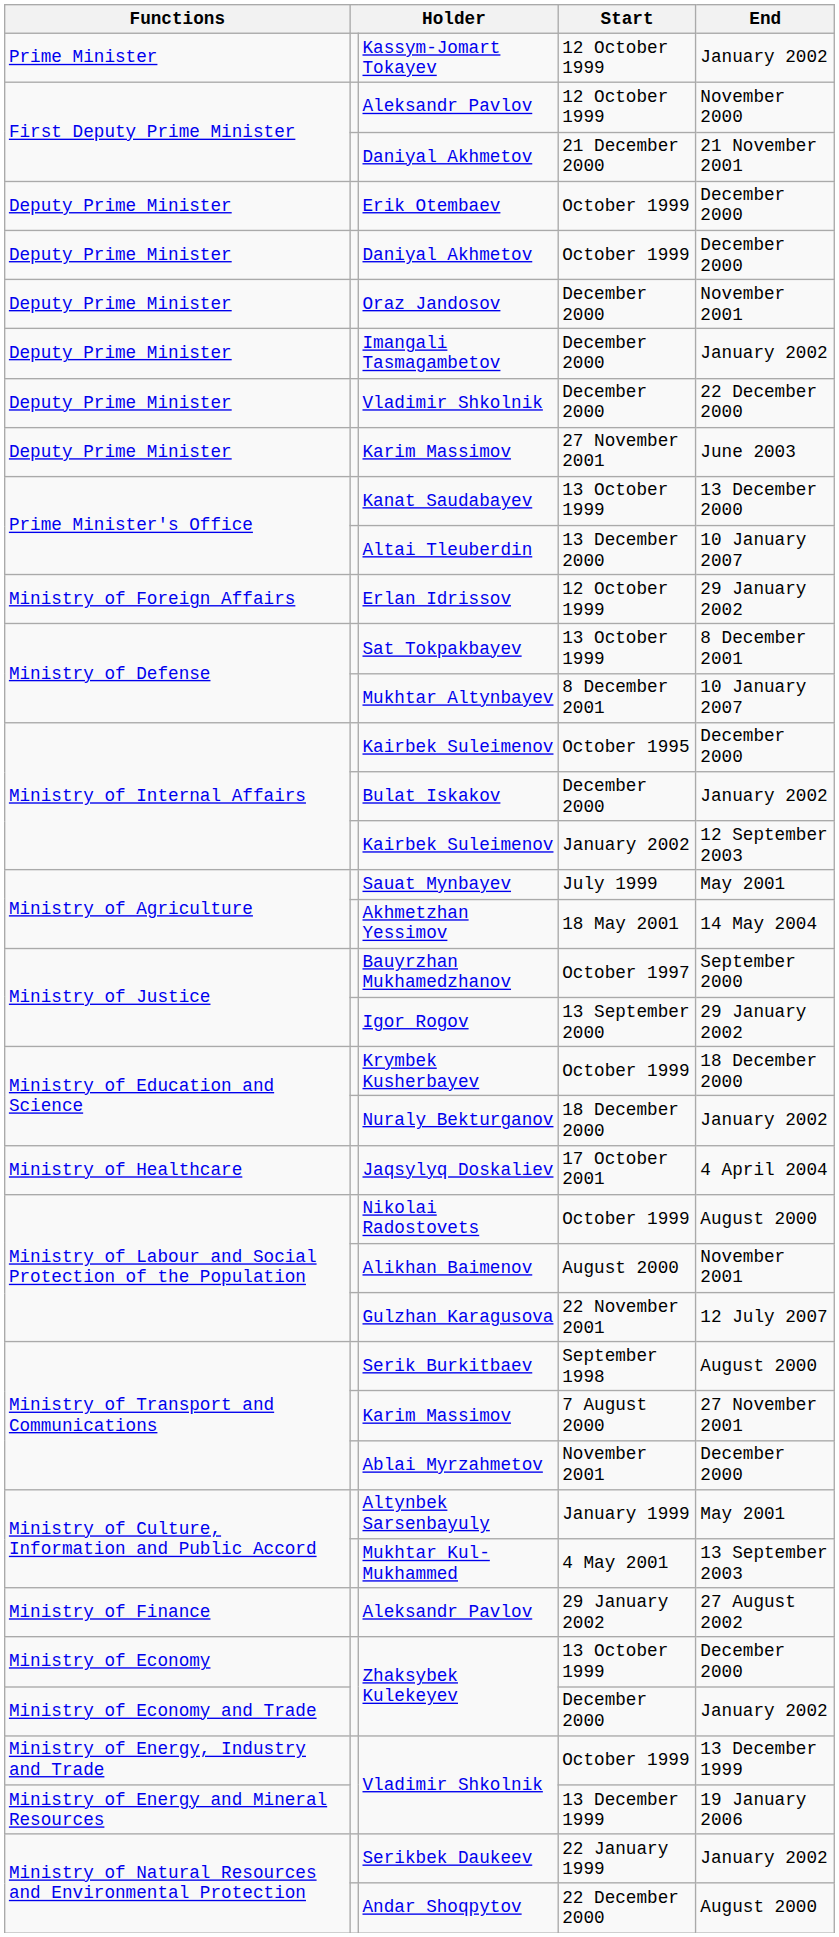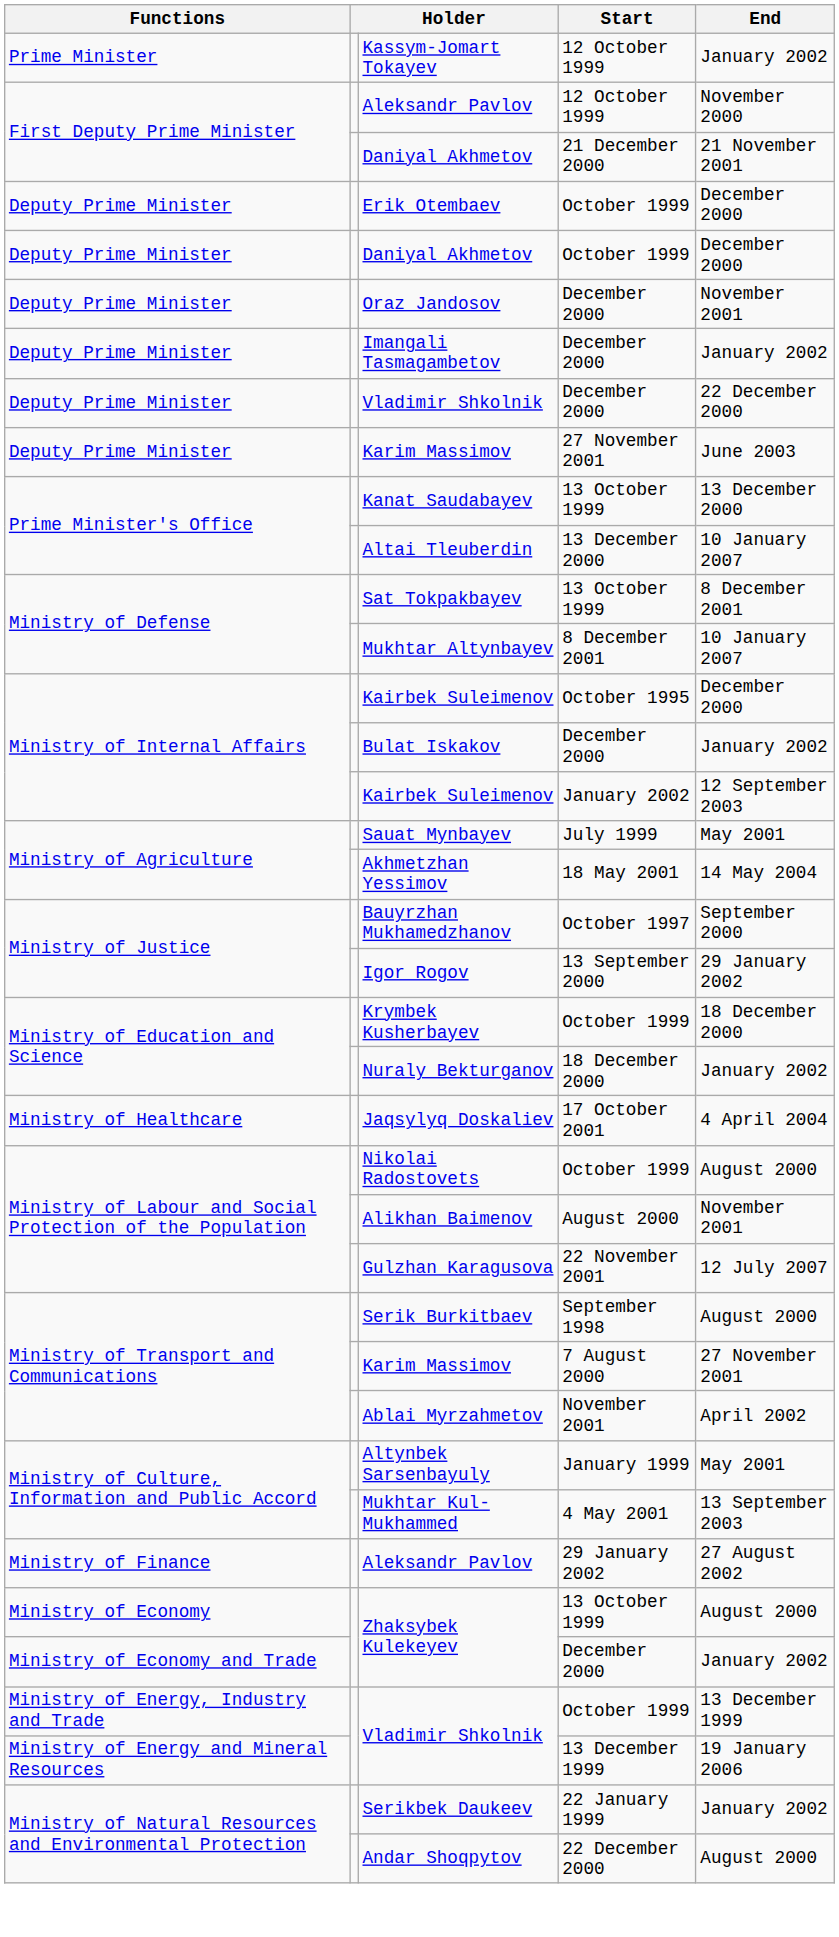- row: (437, 599)
(743, 1465) December 2000 -> (753, 1416) April 2002
(743, 1662) December 2000 -> (759, 1613) August 2000
